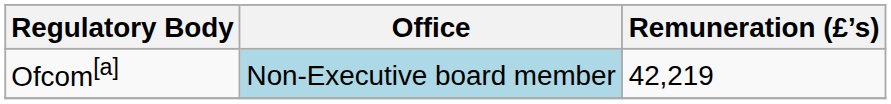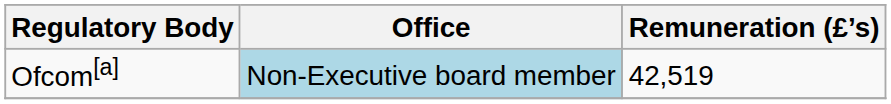(671, 74) 42,219 -> (671, 74) 42,519
